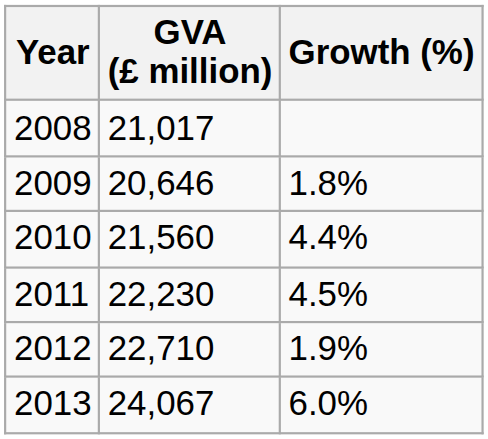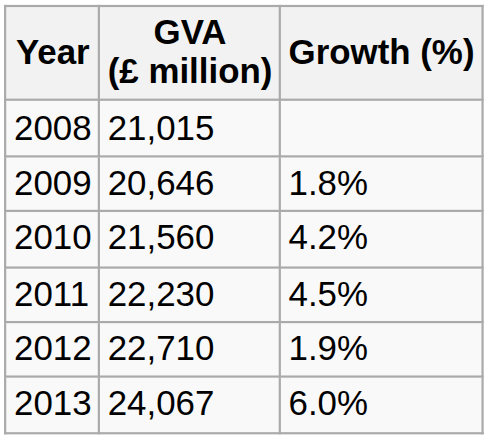(161, 127) 21,017 -> (161, 127) 21,015
(328, 238) 4.4% -> (328, 238) 4.2%
